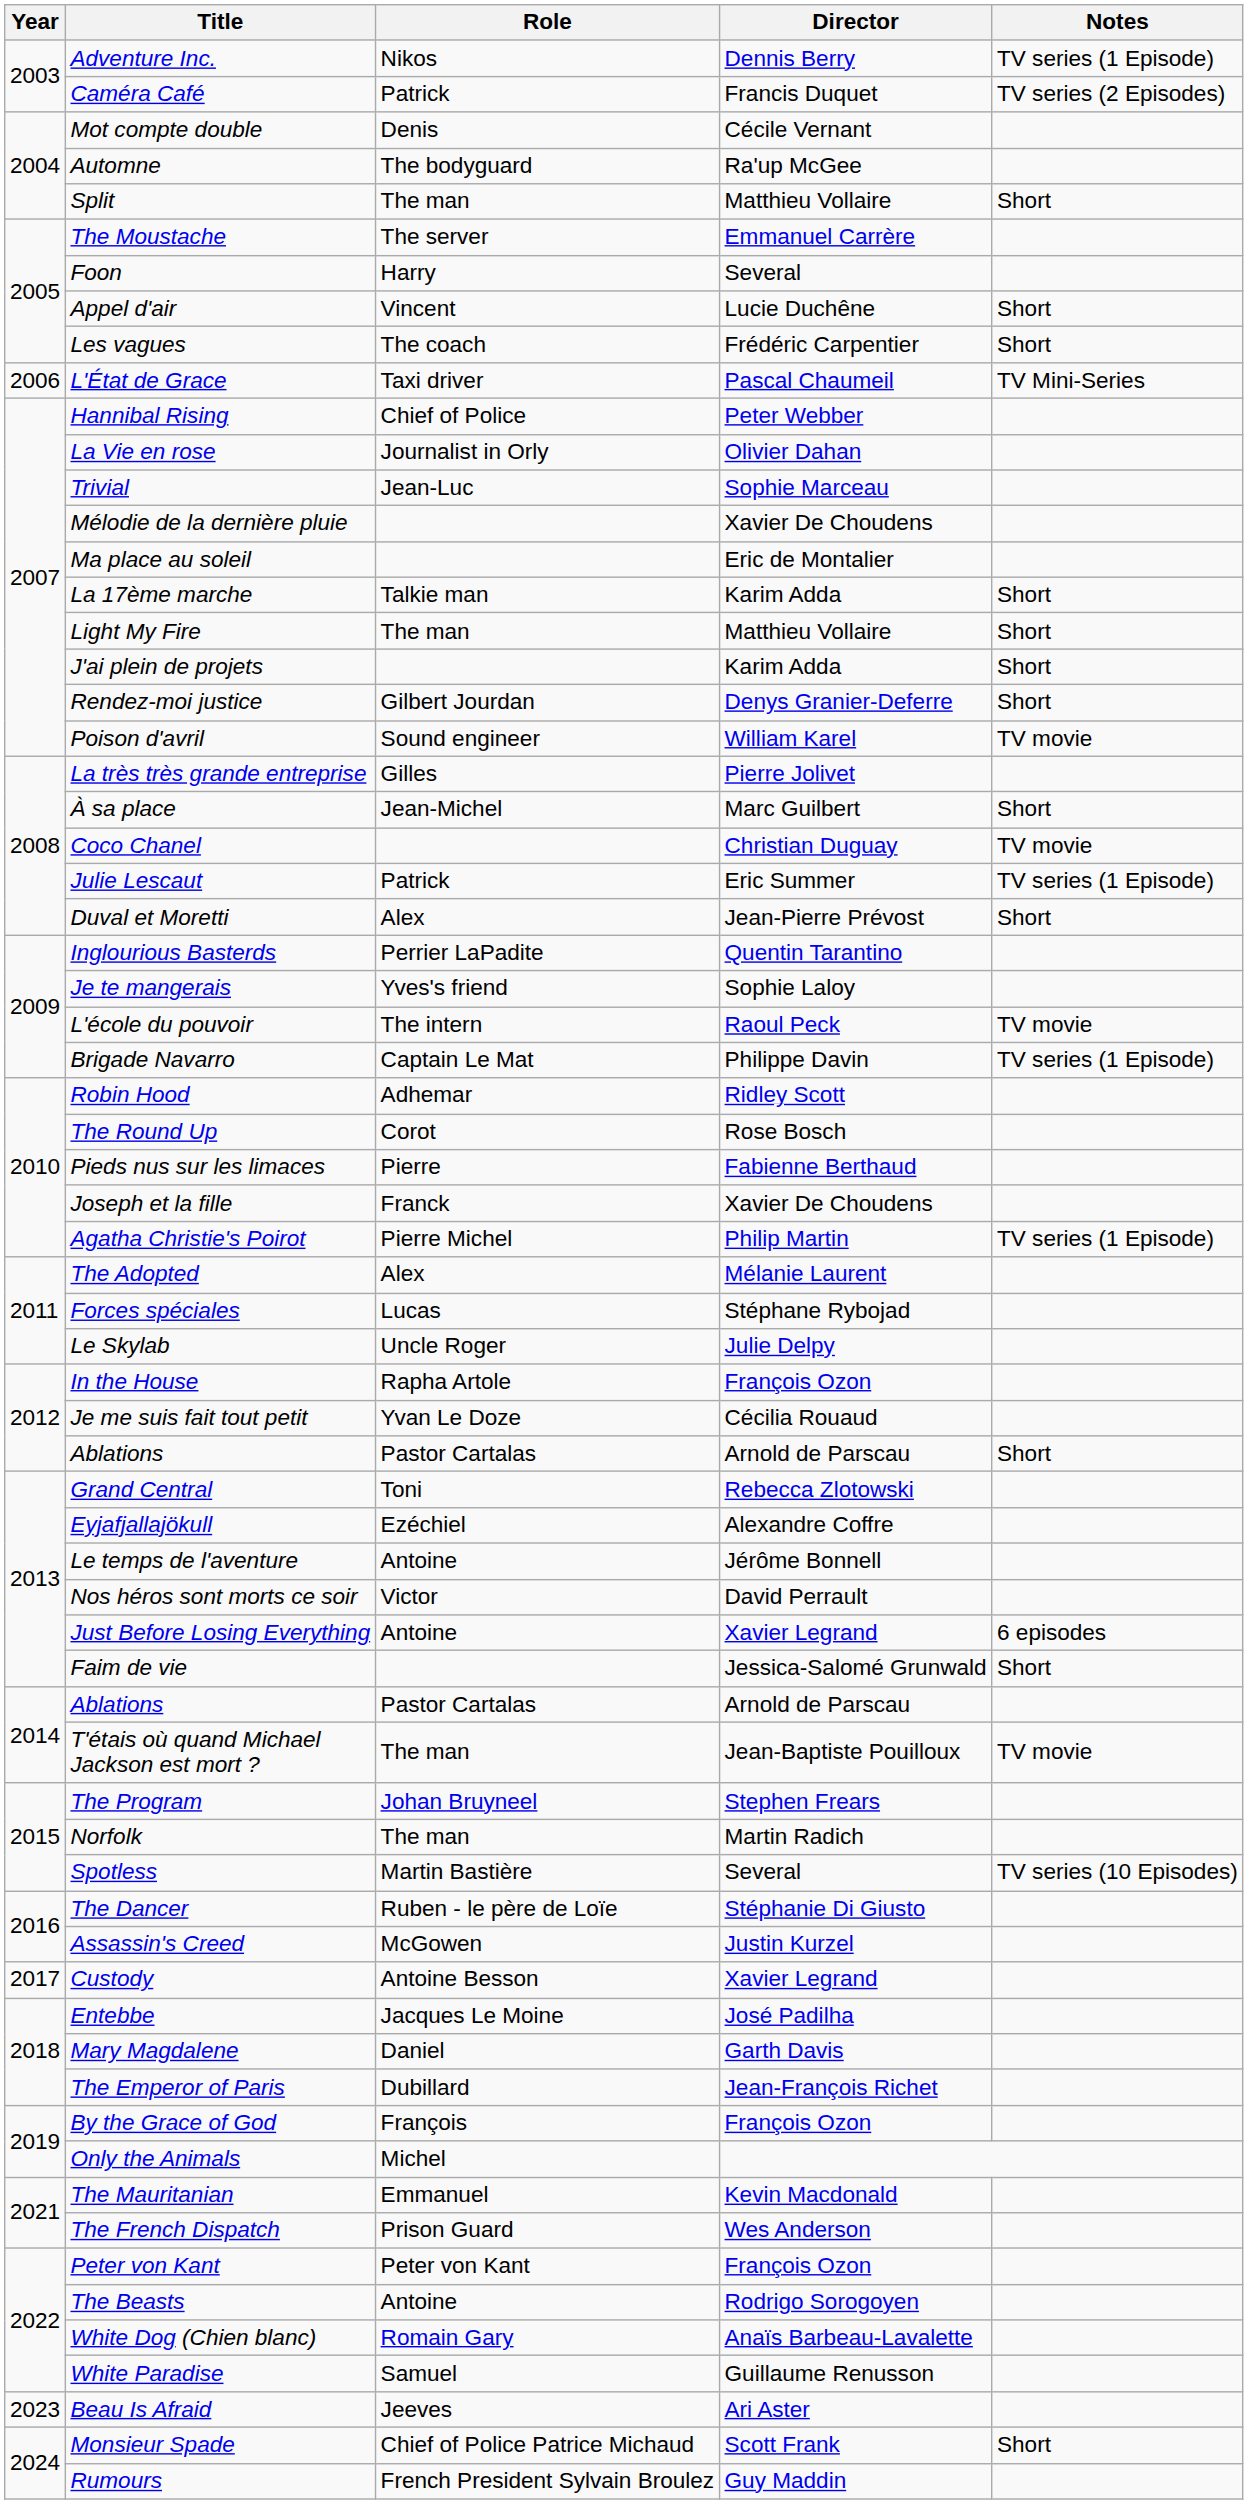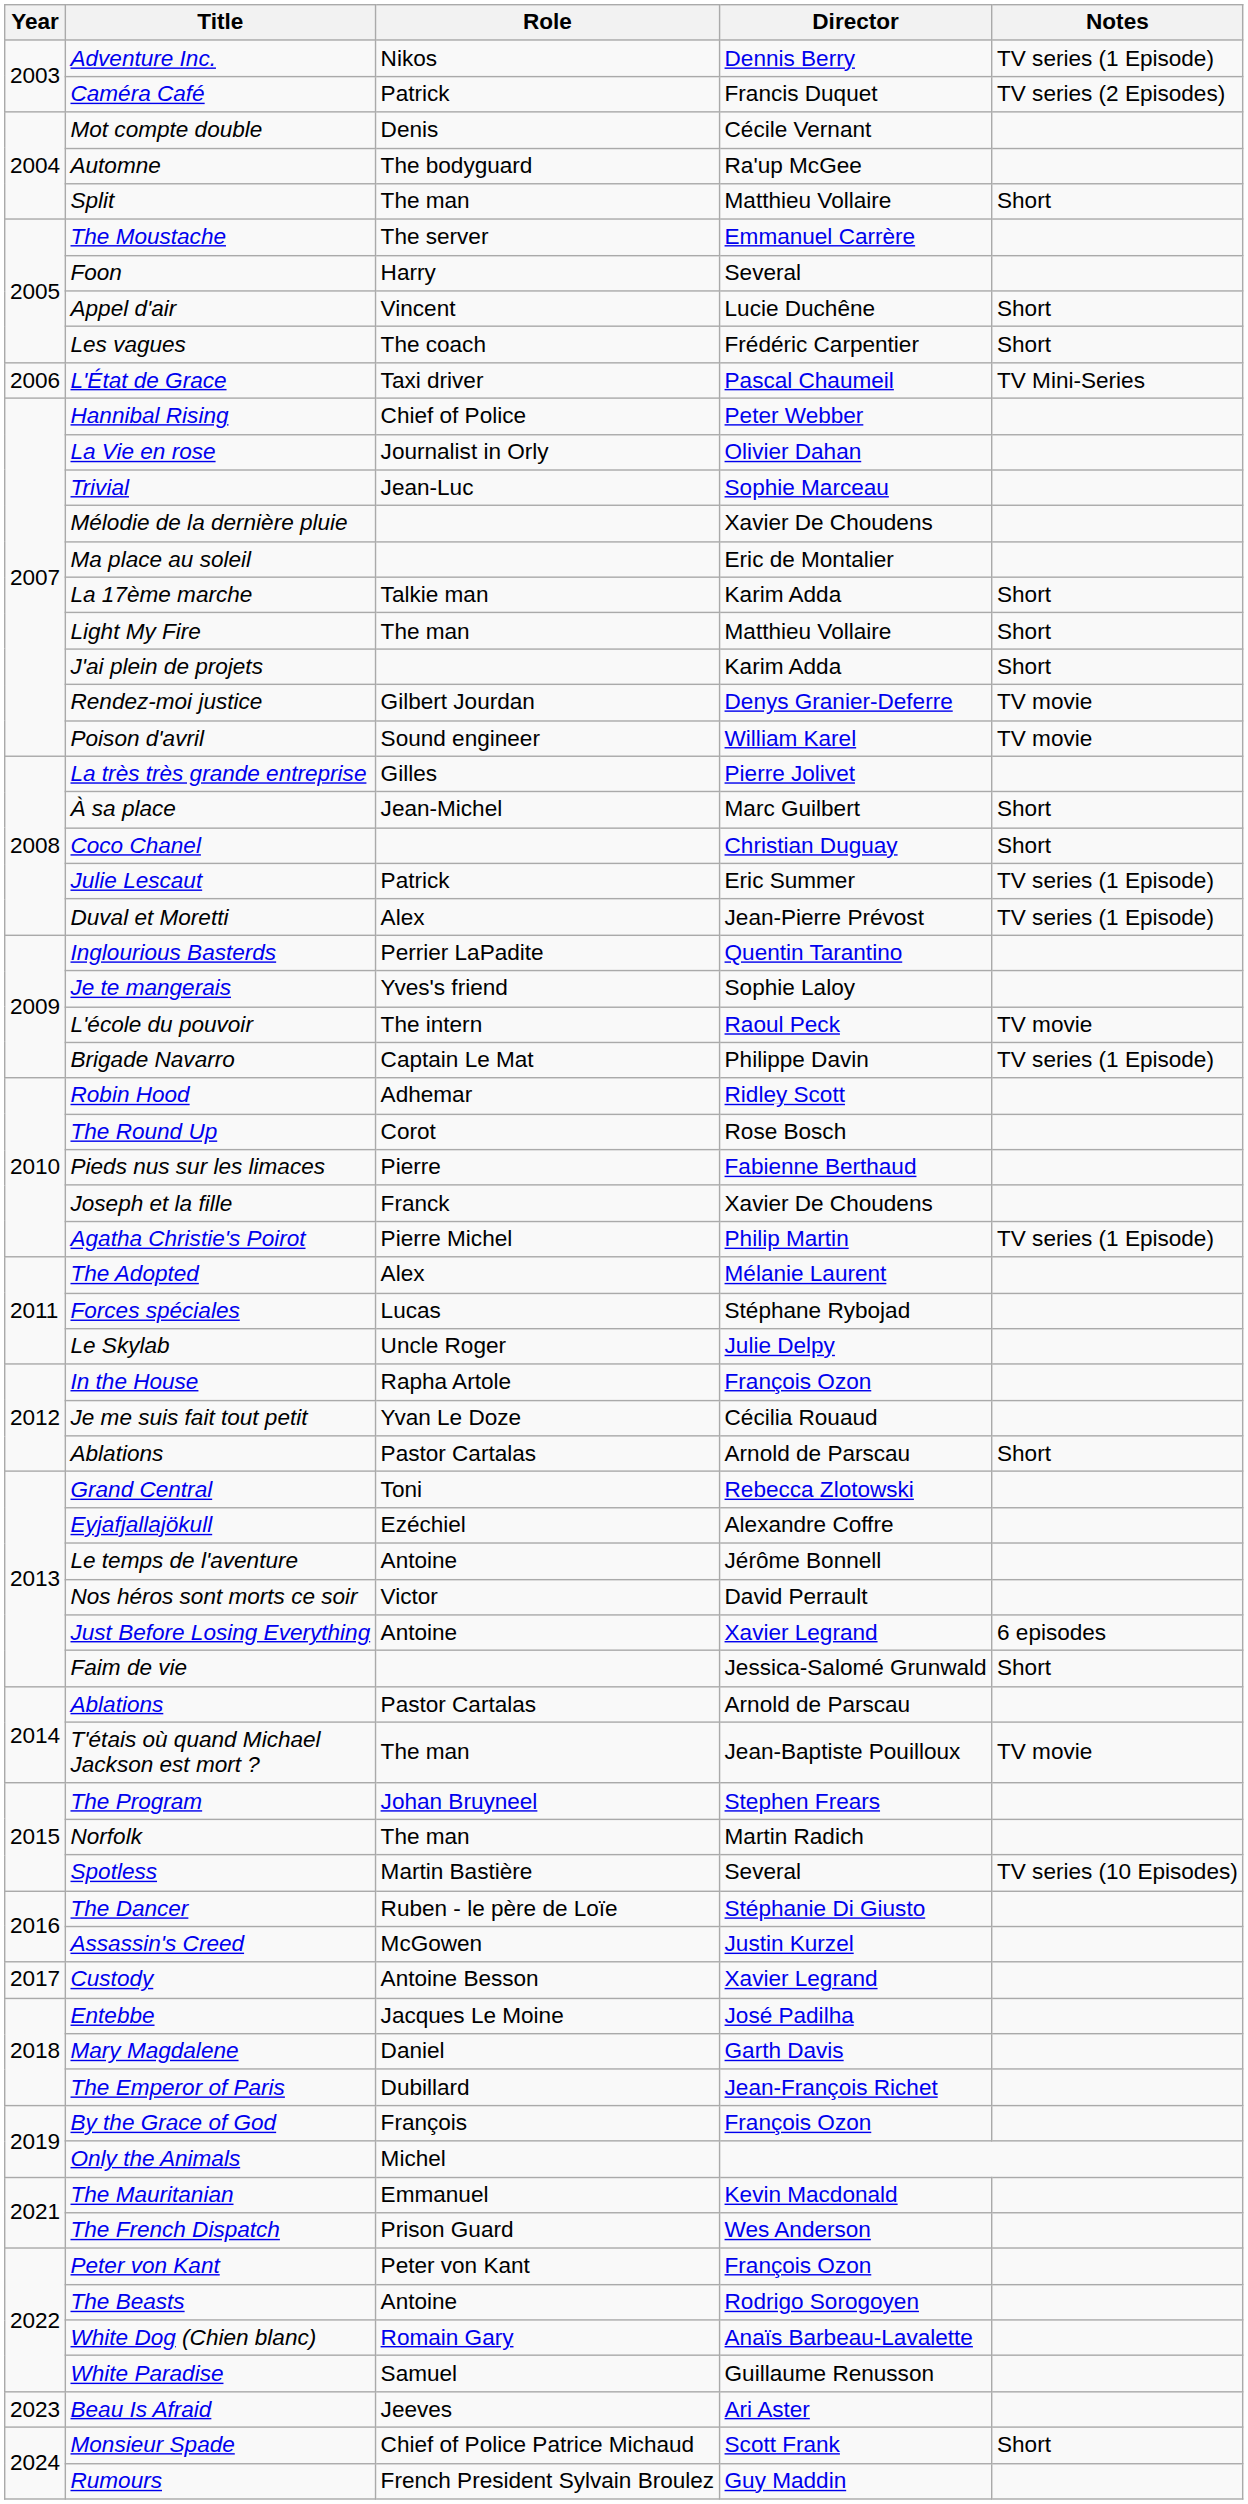(1024, 702) Short -> (1045, 702) TV movie
(1045, 845) TV movie -> (1024, 845) Short
(1024, 916) Short -> (1105, 916) TV series (1 Episode)
